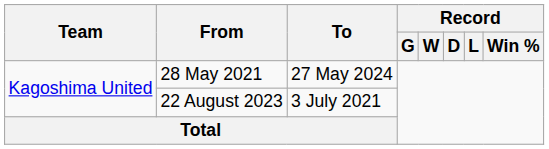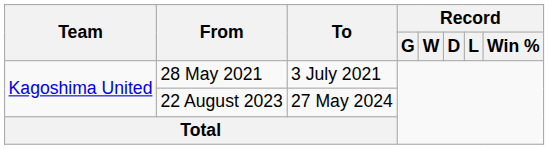(342, 74) 27 May 2024 -> (336, 74) 3 July 2021
(336, 102) 3 July 2021 -> (342, 102) 27 May 2024
